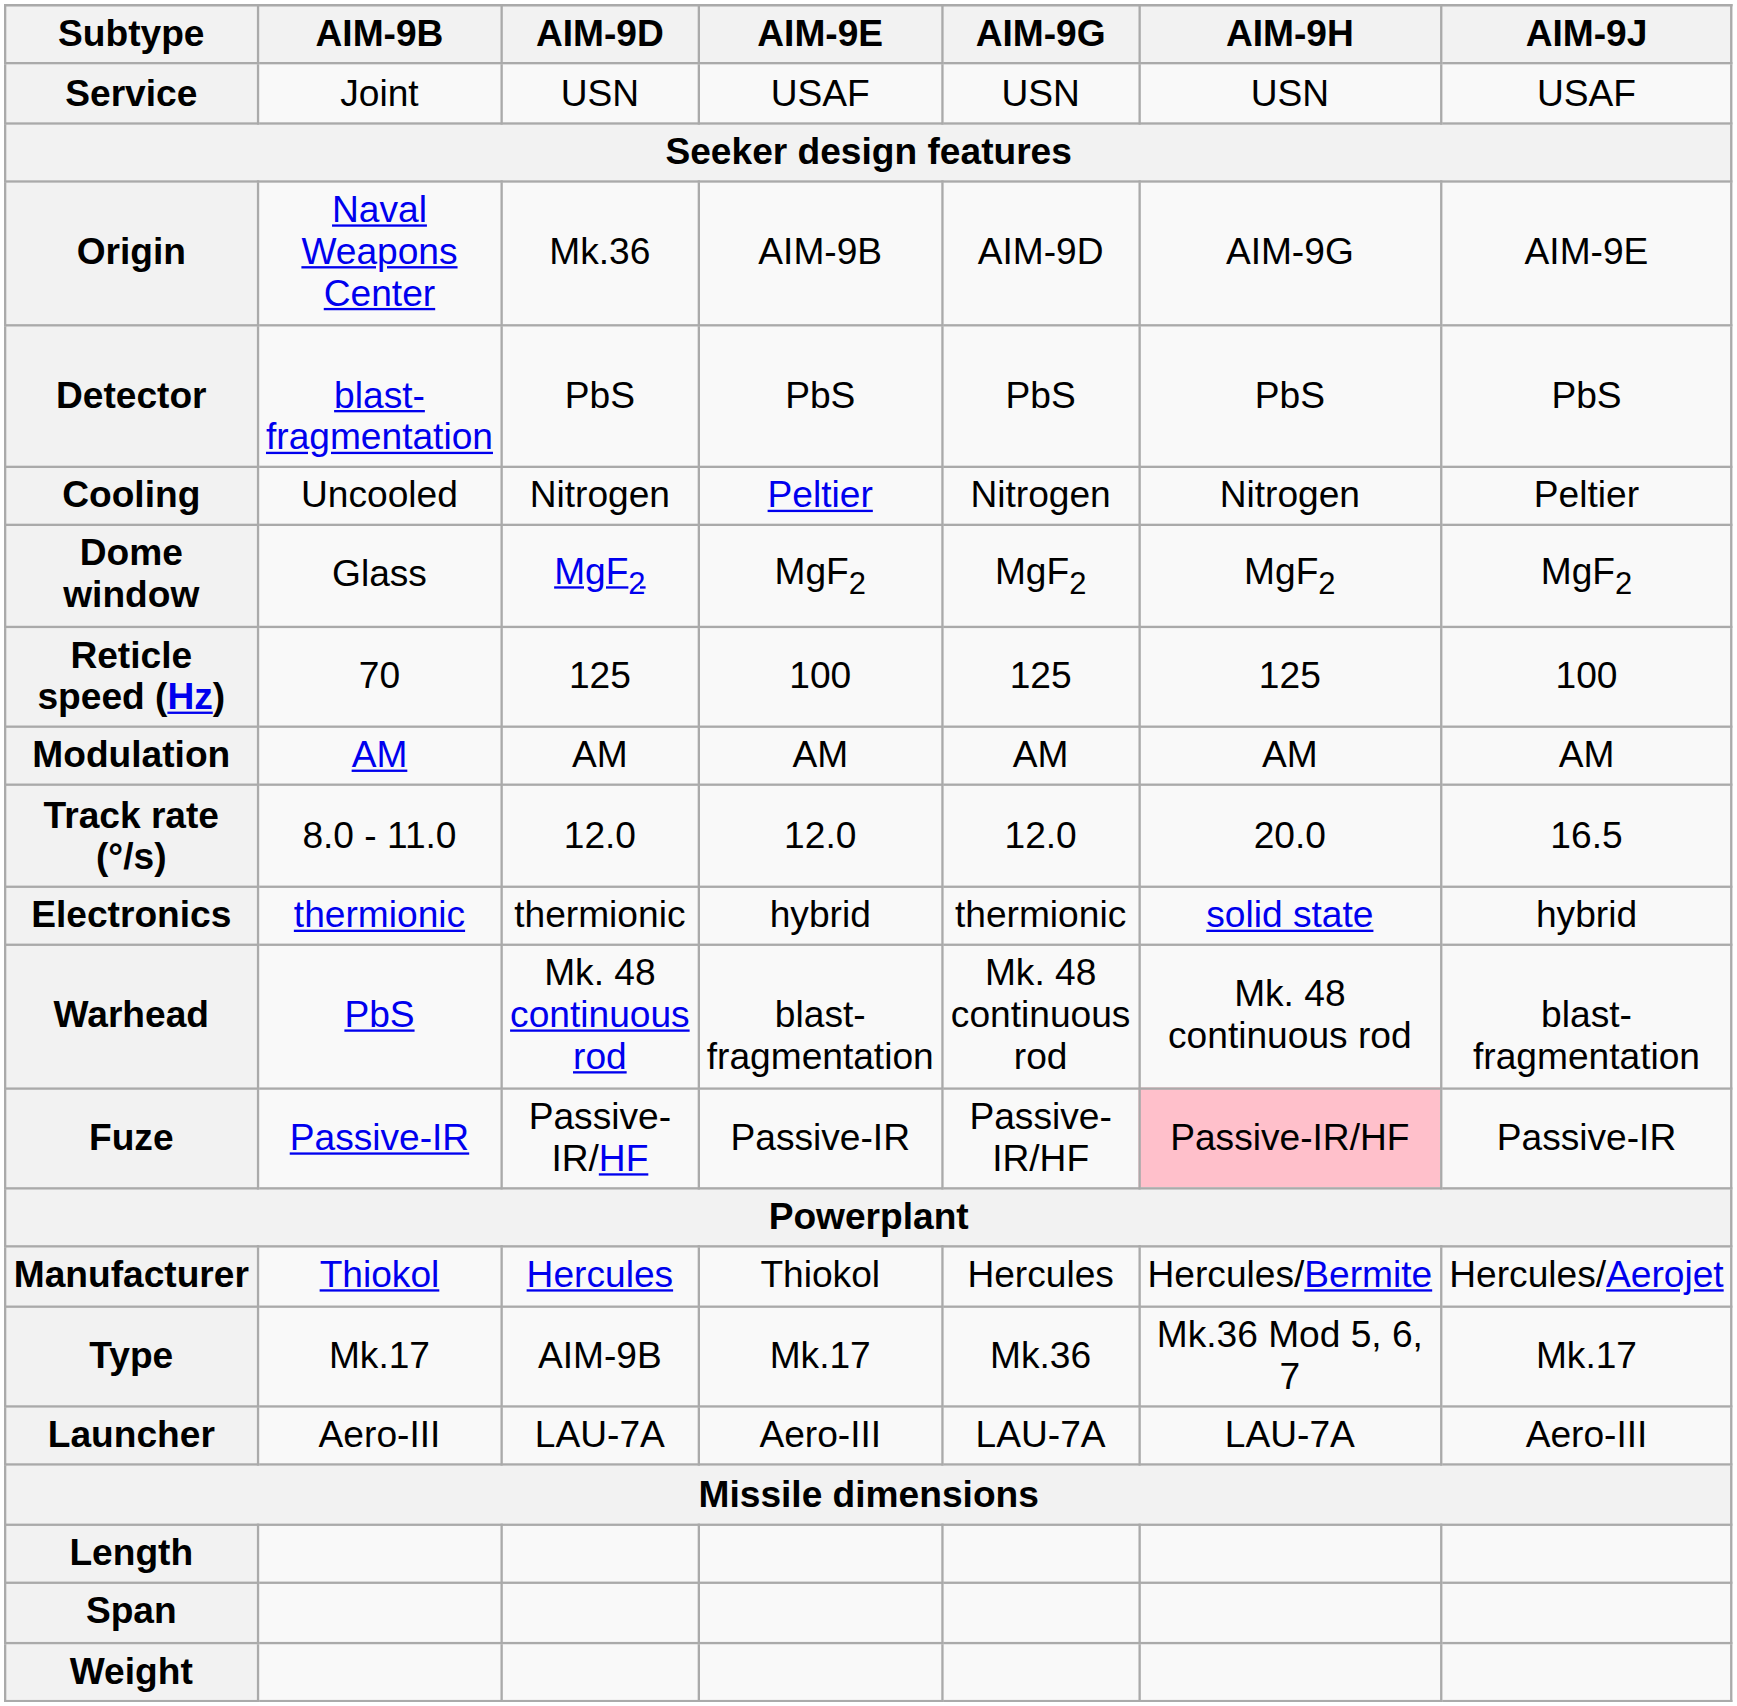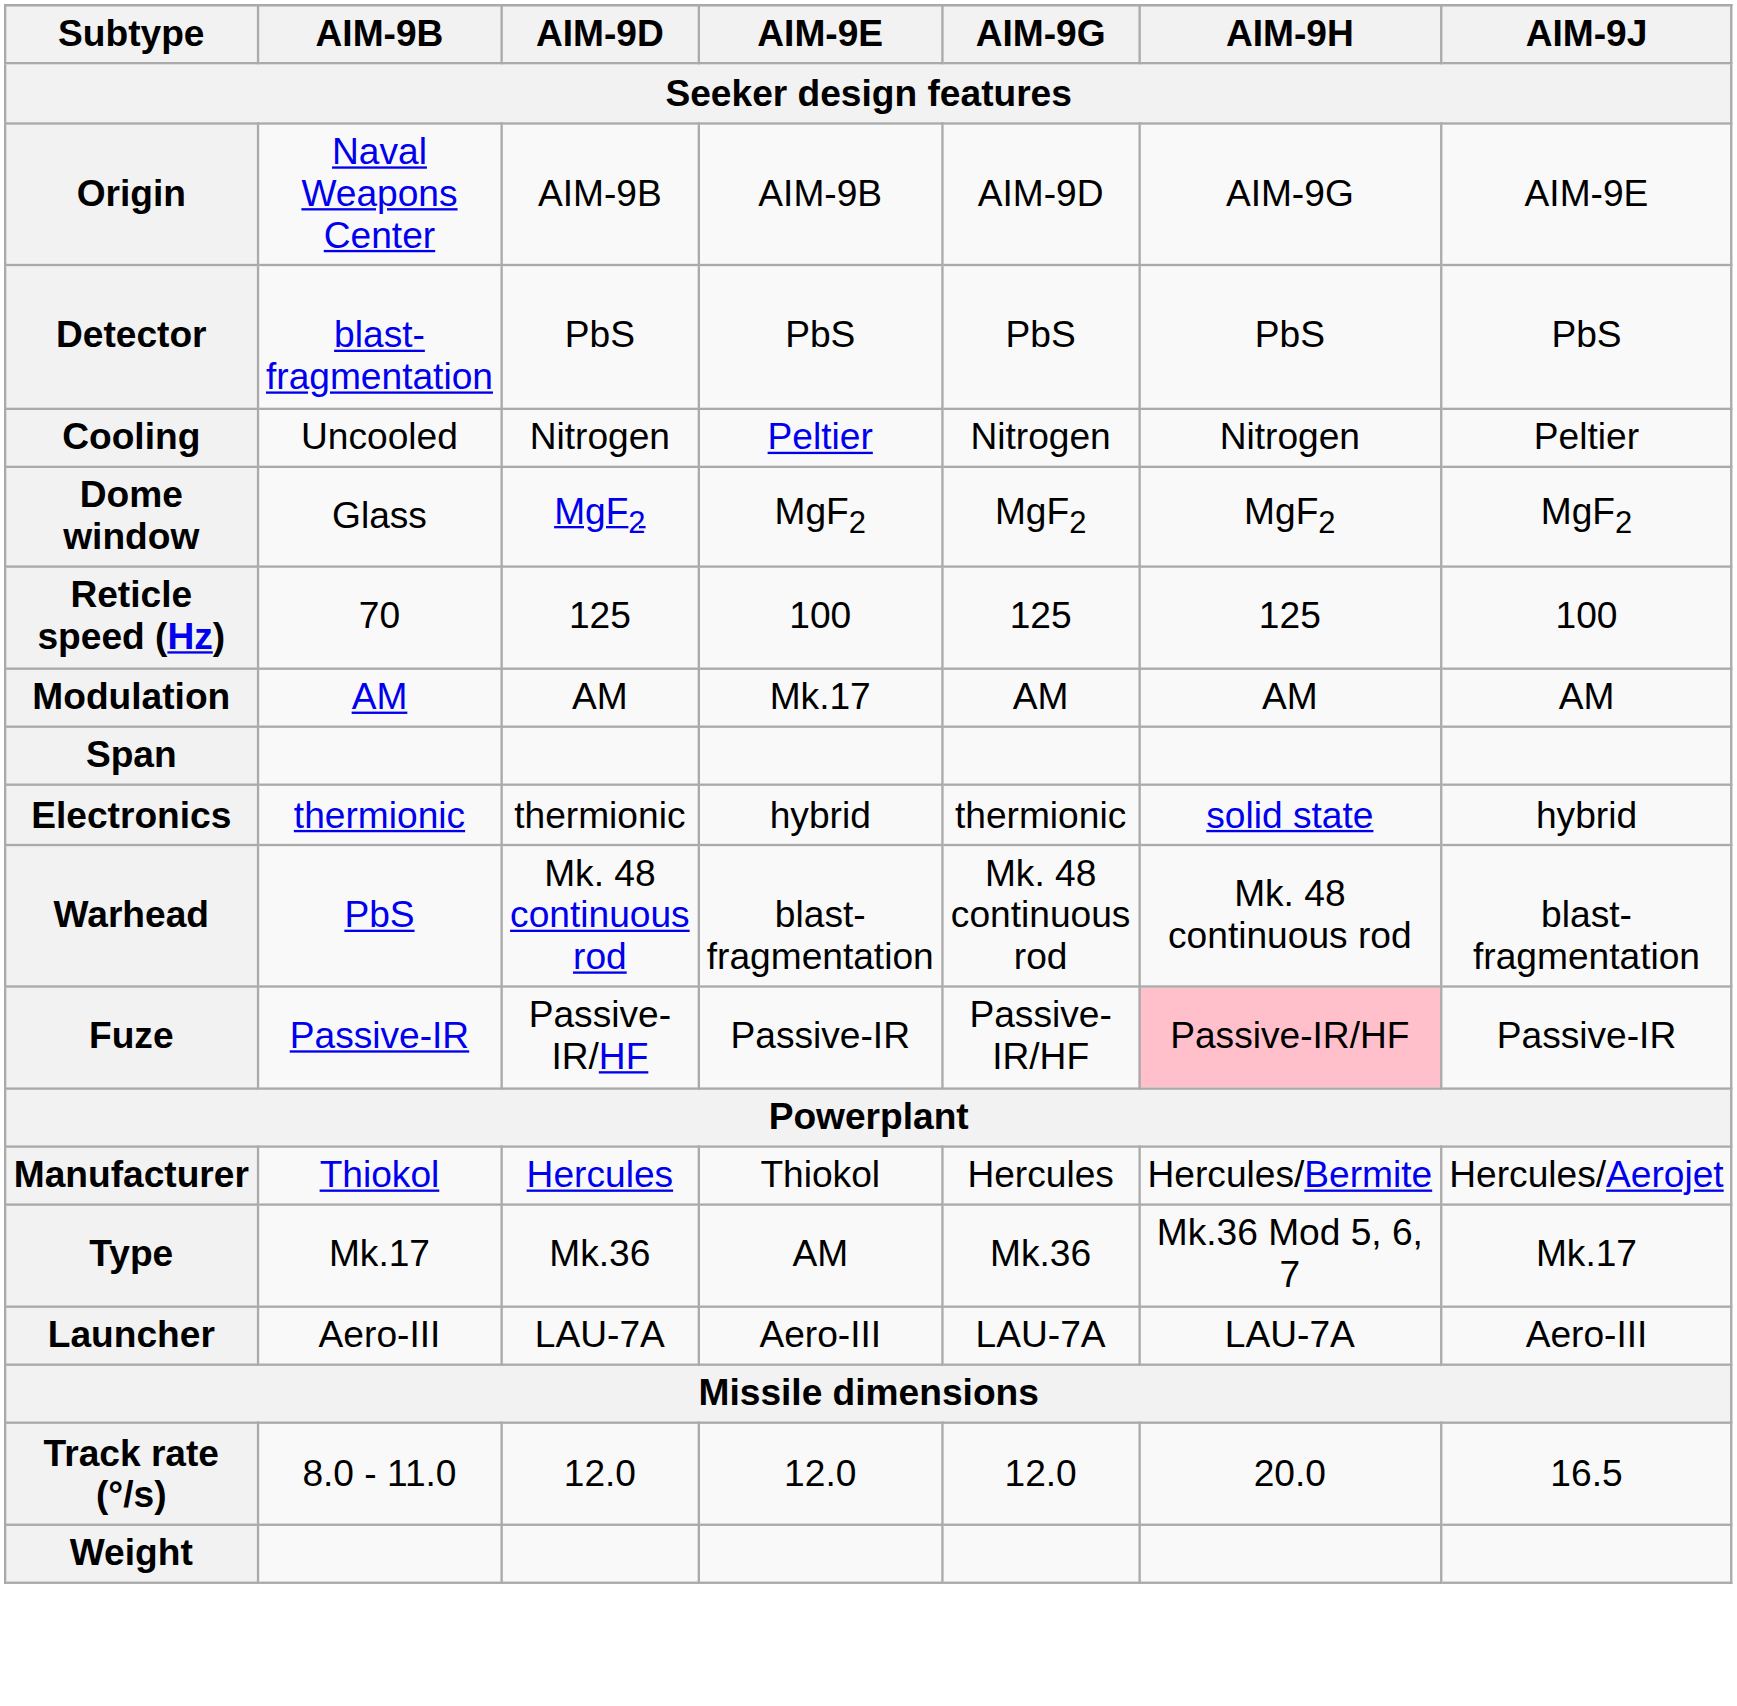- row: (131, 92)
(600, 252) Mk.36 -> (600, 193) AIM-9B
(820, 755) AM -> (820, 696) Mk.17
rows swapped: (131, 835) <-> (131, 1611)
(600, 1355) AIM-9B -> (600, 1254) Mk.36
(820, 1355) Mk.17 -> (820, 1254) AM
- row: (131, 1552)
